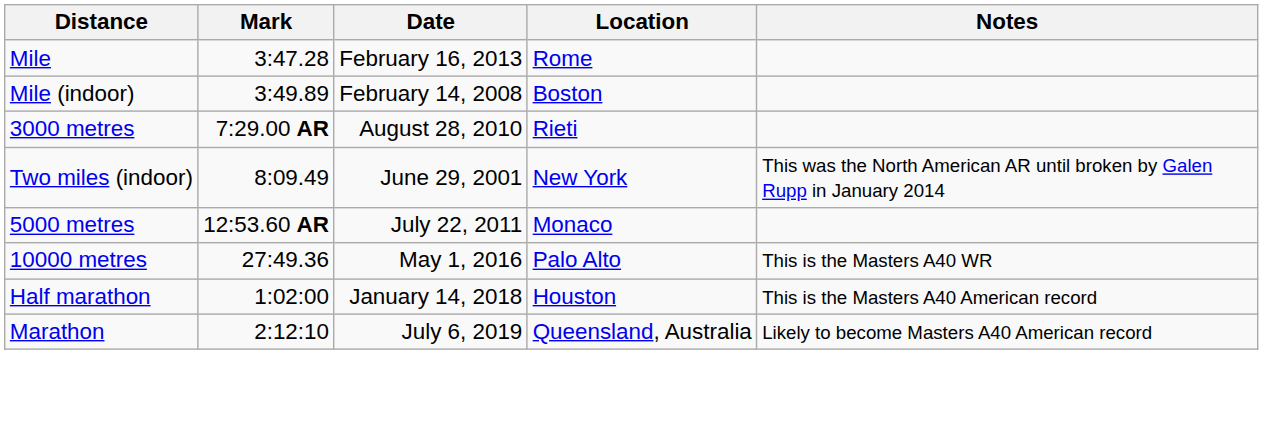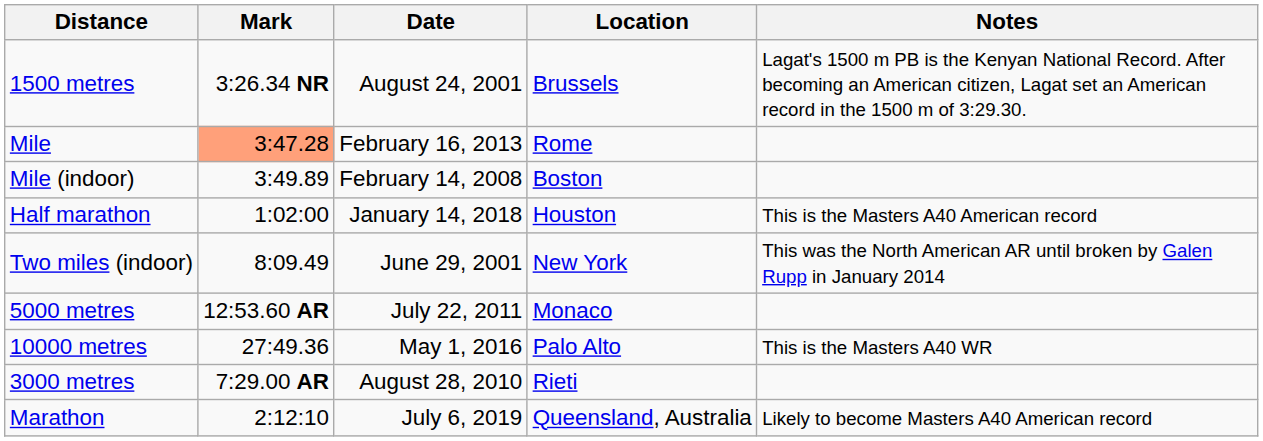+ row: (72, 82)
(292, 57) no background -> (292, 143) lightsalmon background
rows swapped: (72, 128) <-> (80, 296)
